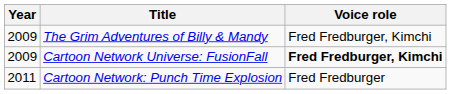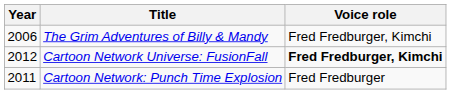(22, 36) 2009 -> (22, 36) 2006
(22, 57) 2009 -> (22, 57) 2012
